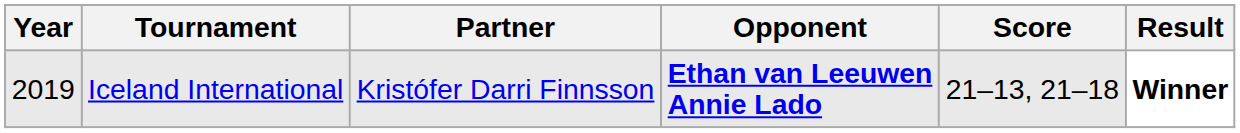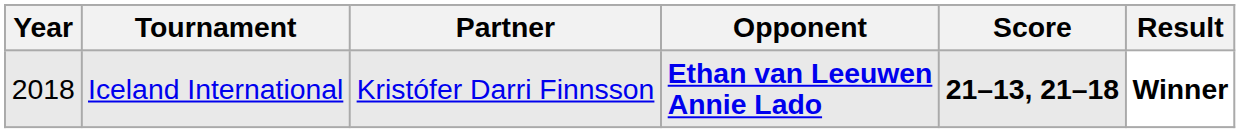(43, 88) 2019 -> (43, 88) 2018
(1032, 88) normal -> (1032, 88) bold
